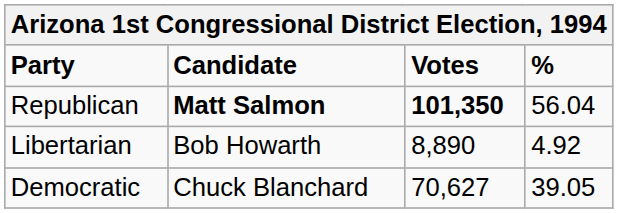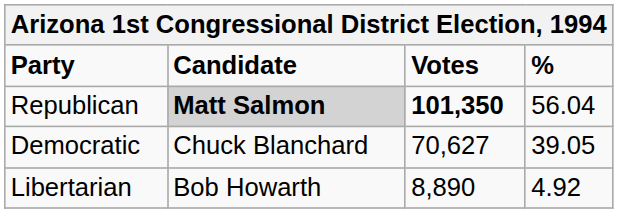(249, 106) no background -> (249, 106) lightgrey background
rows swapped: (75, 187) <-> (71, 146)
